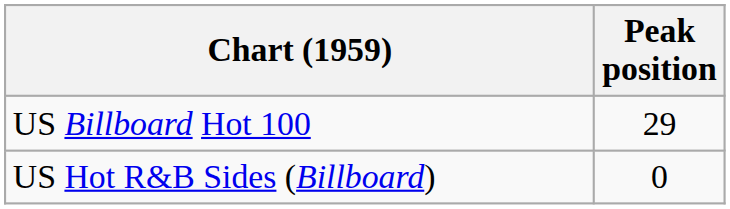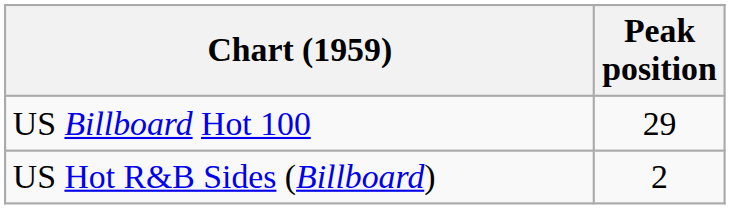(660, 176) 0 -> (660, 176) 2
